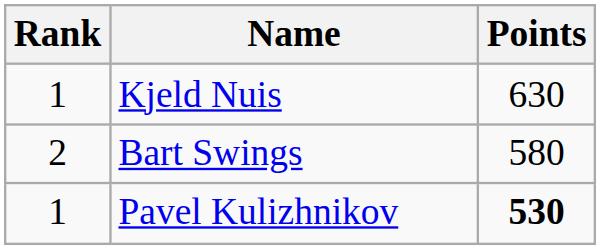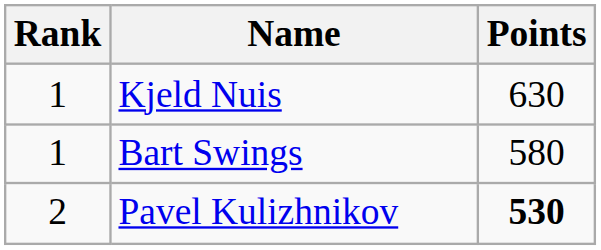(57, 152) 2 -> (57, 152) 1
(57, 212) 1 -> (57, 212) 2
